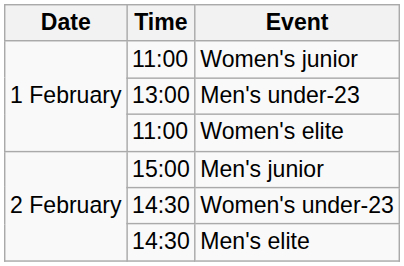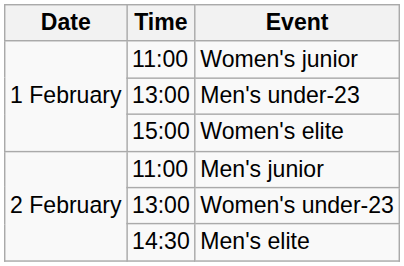(160, 132) 11:00 -> (161, 132) 15:00
(161, 168) 15:00 -> (160, 168) 11:00
(161, 205) 14:30 -> (161, 205) 13:00
